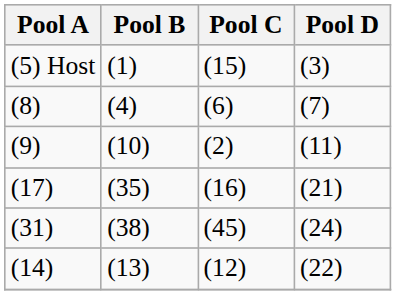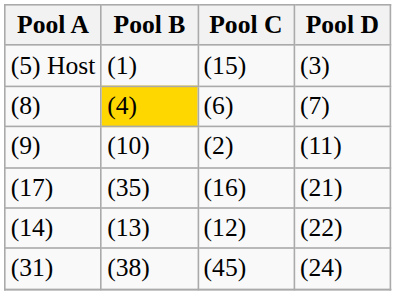(122, 106) no background -> (122, 106) gold background
rows swapped: (32, 268) <-> (32, 227)
